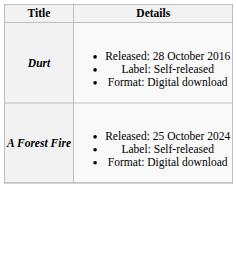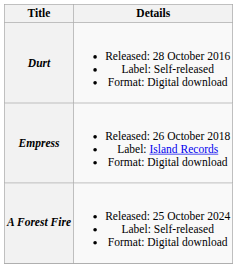+ row: (39, 143)
